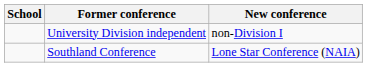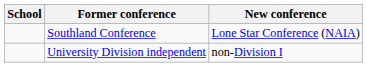rows swapped: (101, 52) <-> (127, 33)
